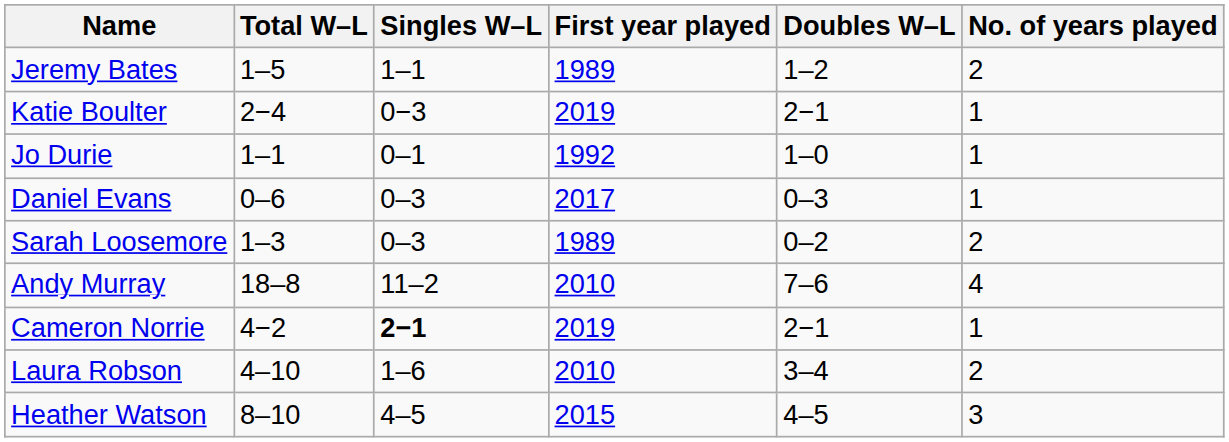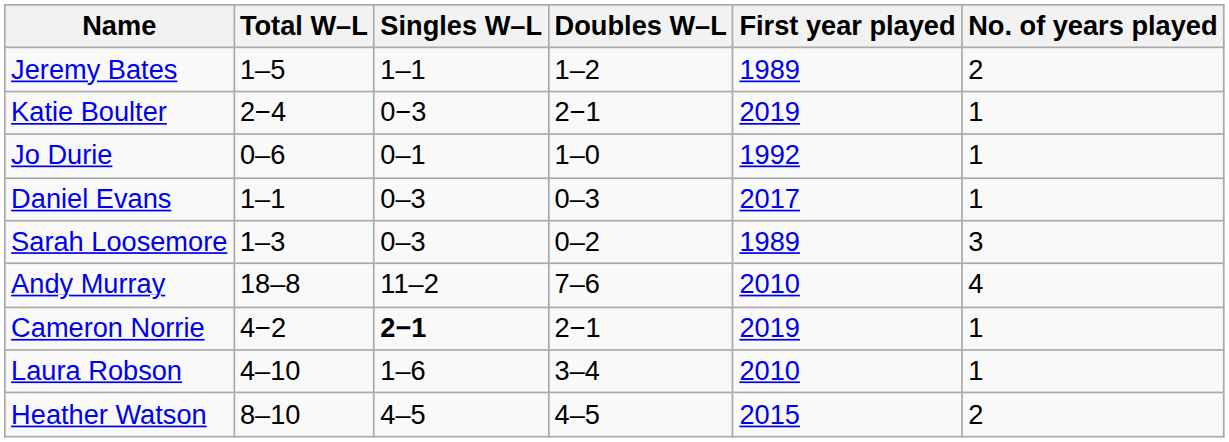columns swapped: (869, 26) <-> (663, 26)
(263, 155) 1–1 -> (263, 155) 0–6
(263, 198) 0–6 -> (263, 198) 1–1
(976, 241) 2 -> (976, 241) 3
(976, 371) 2 -> (976, 371) 1
(976, 414) 3 -> (976, 414) 2
